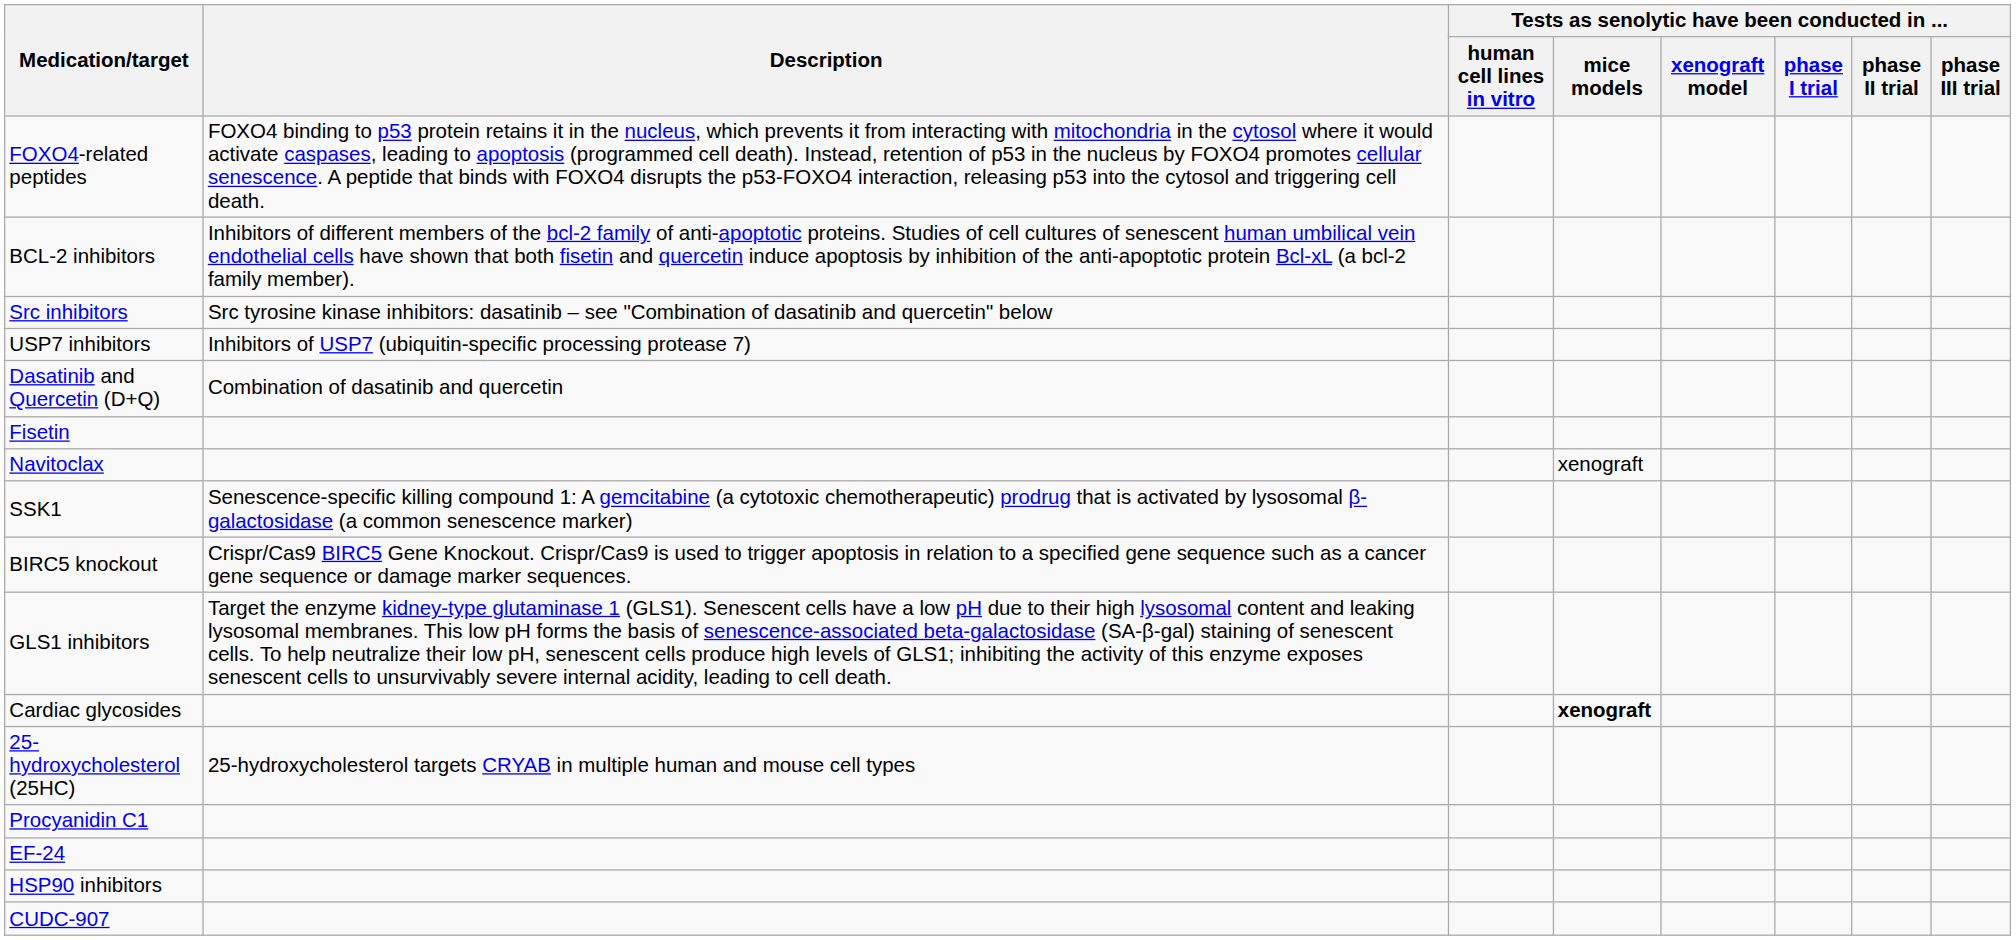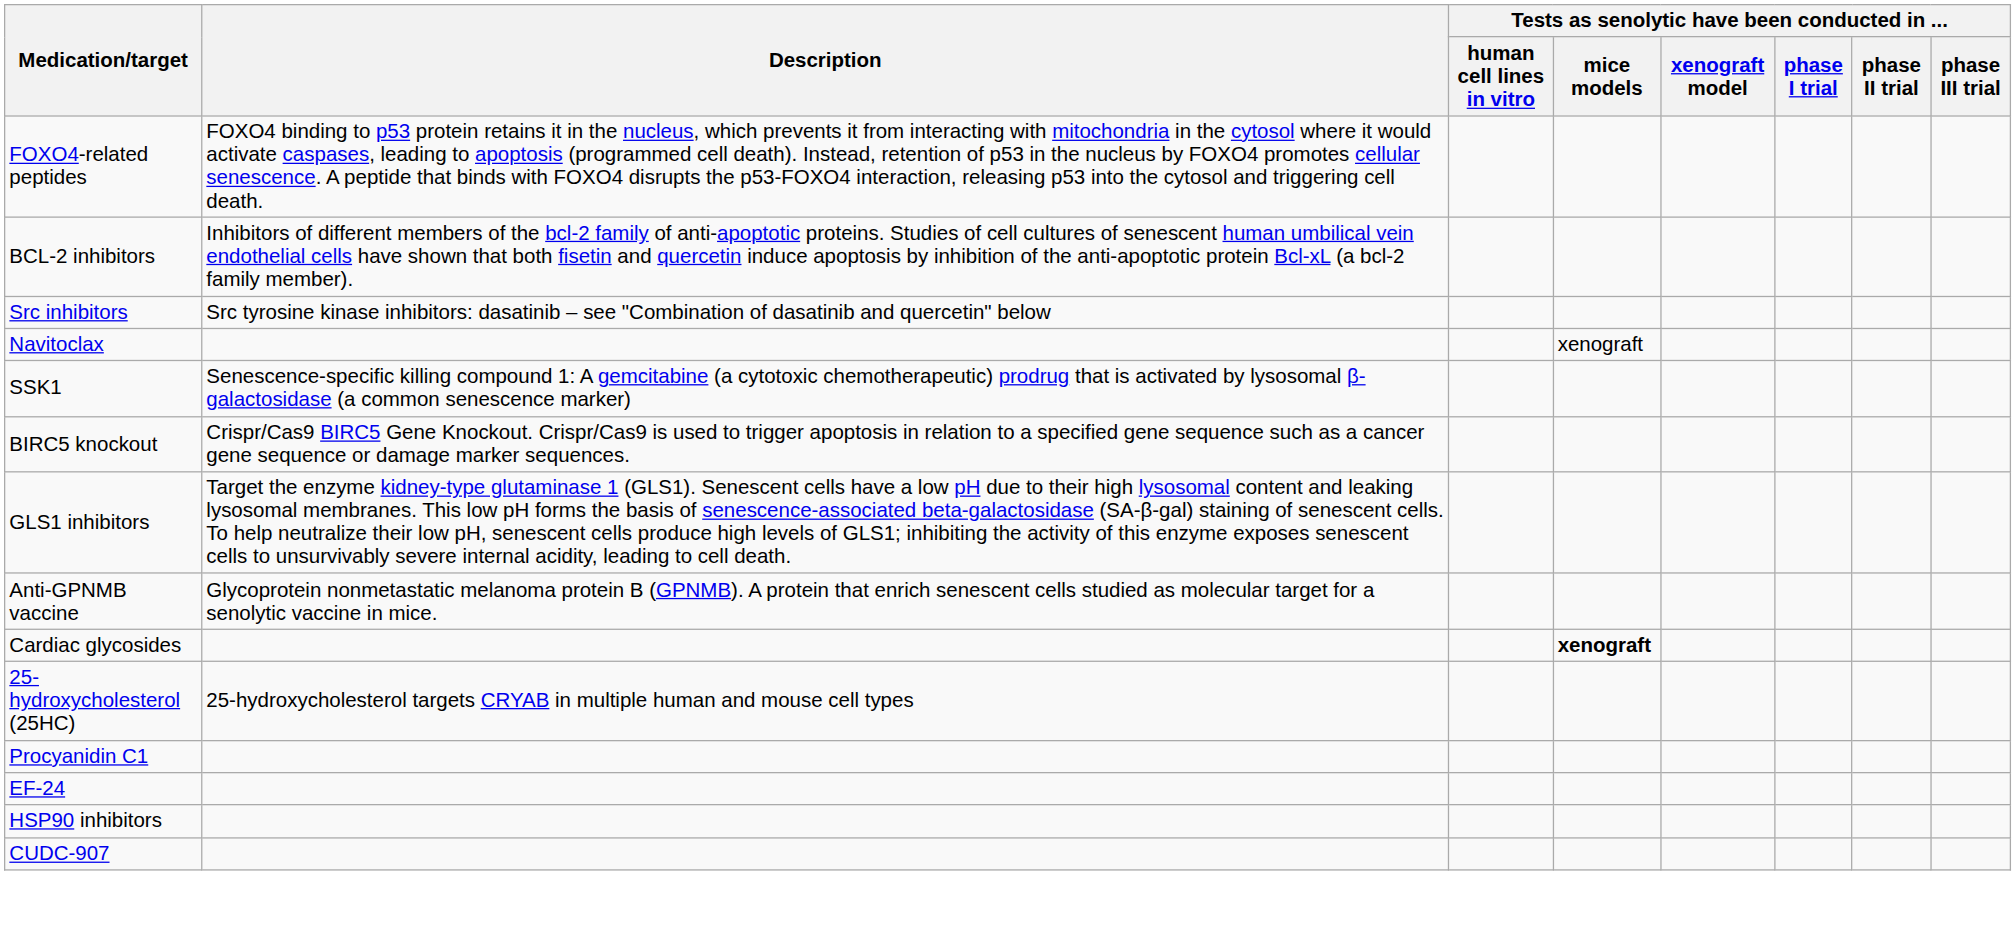- row: (80, 344)
- row: (85, 388)
- row: (40, 432)
+ row: (68, 601)
